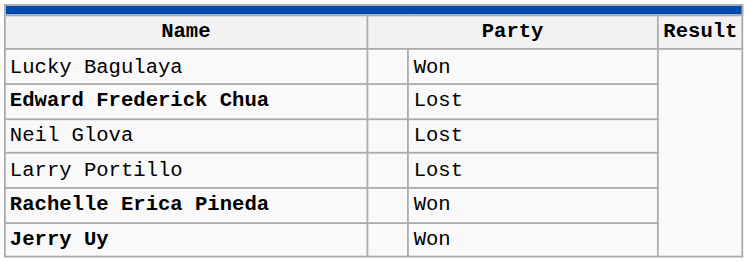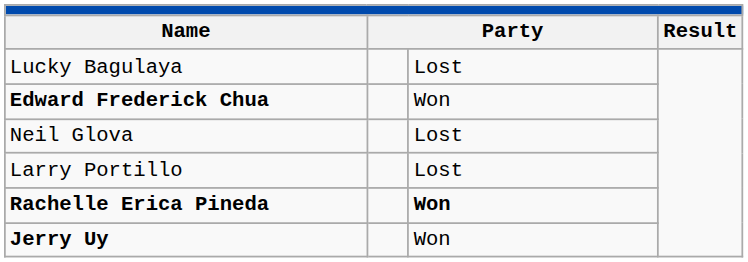(432, 66) Won -> (438, 66) Lost
(438, 101) Lost -> (432, 101) Won
(432, 205) normal -> (432, 205) bold
